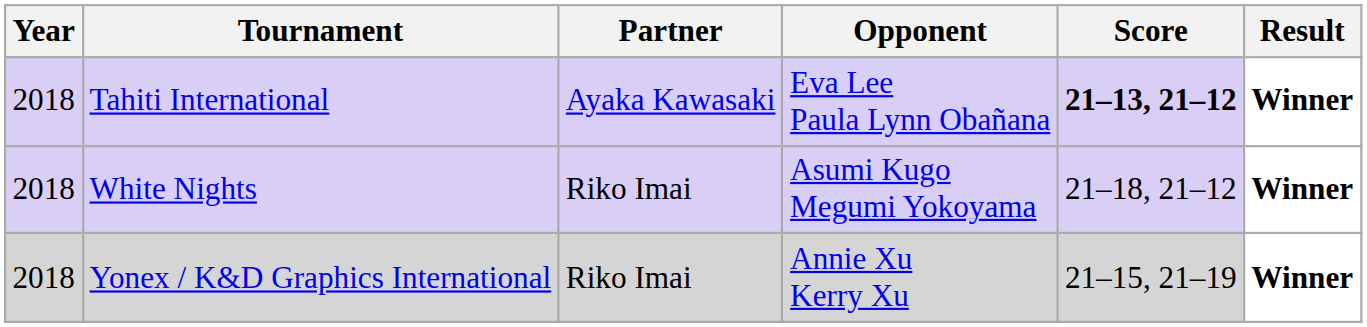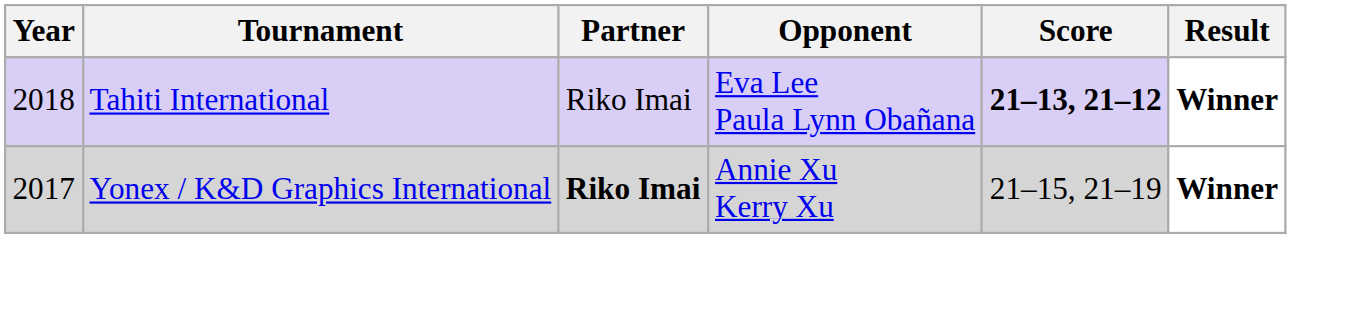(671, 100) Ayaka Kawasaki -> (629, 100) Riko Imai
- row: (173, 189)
(44, 277) 2018 -> (44, 189) 2017
(629, 277) normal -> (633, 189) bold
